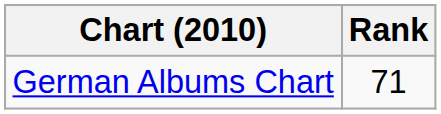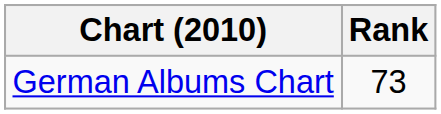(388, 81) 71 -> (388, 81) 73
